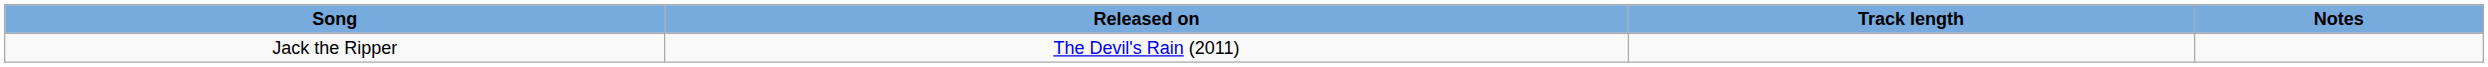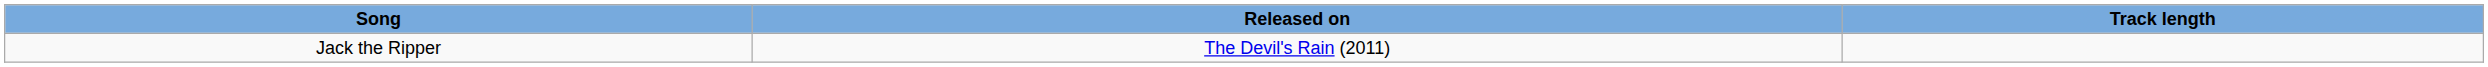- column: (2339, 19)
